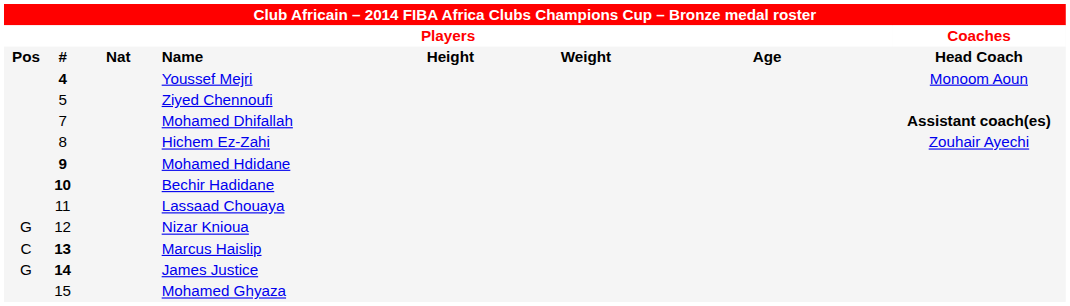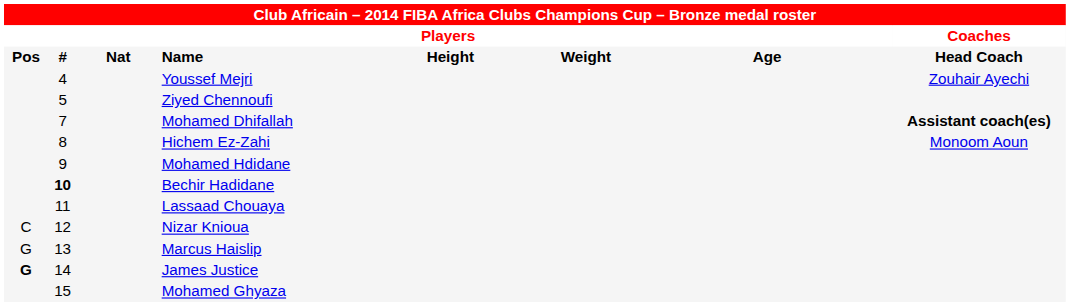(63, 78) bold -> (63, 78) normal
(979, 78) Monoom Aoun -> (979, 78) Zouhair Ayechi
(979, 142) Zouhair Ayechi -> (979, 142) Monoom Aoun
(63, 164) bold -> (63, 164) normal
(26, 227) G -> (26, 227) C
(26, 249) C -> (26, 249) G
(63, 249) bold -> (63, 249) normal
(26, 270) normal -> (26, 270) bold
(63, 270) bold -> (63, 270) normal
